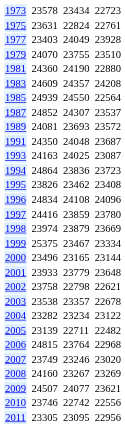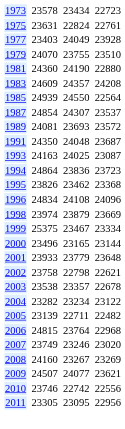(45, 112) 24852 -> (45, 112) 24854
(108, 185) 23408 -> (108, 185) 23368
- row: (16, 214)
